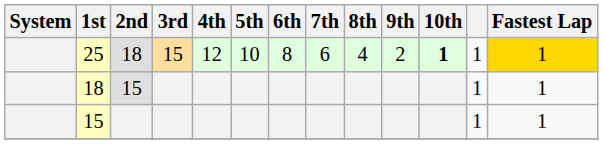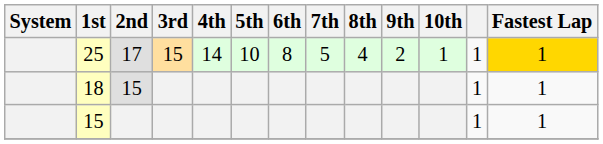(132, 54) 18 -> (132, 54) 17
(212, 54) 12 -> (212, 54) 14
(325, 54) 6 -> (325, 54) 5
(443, 54) bold -> (443, 54) normal
